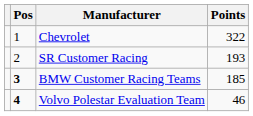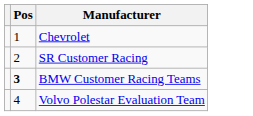- column: (228, 15)
(17, 100) bold -> (17, 100) normal
